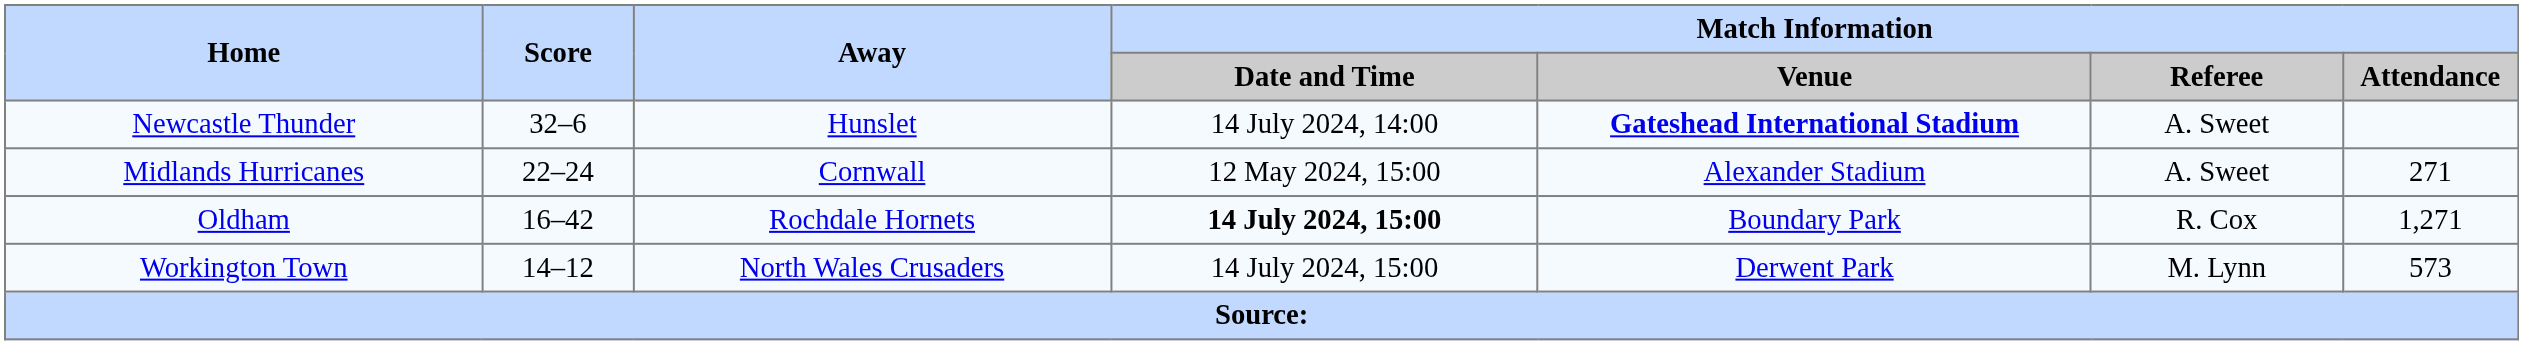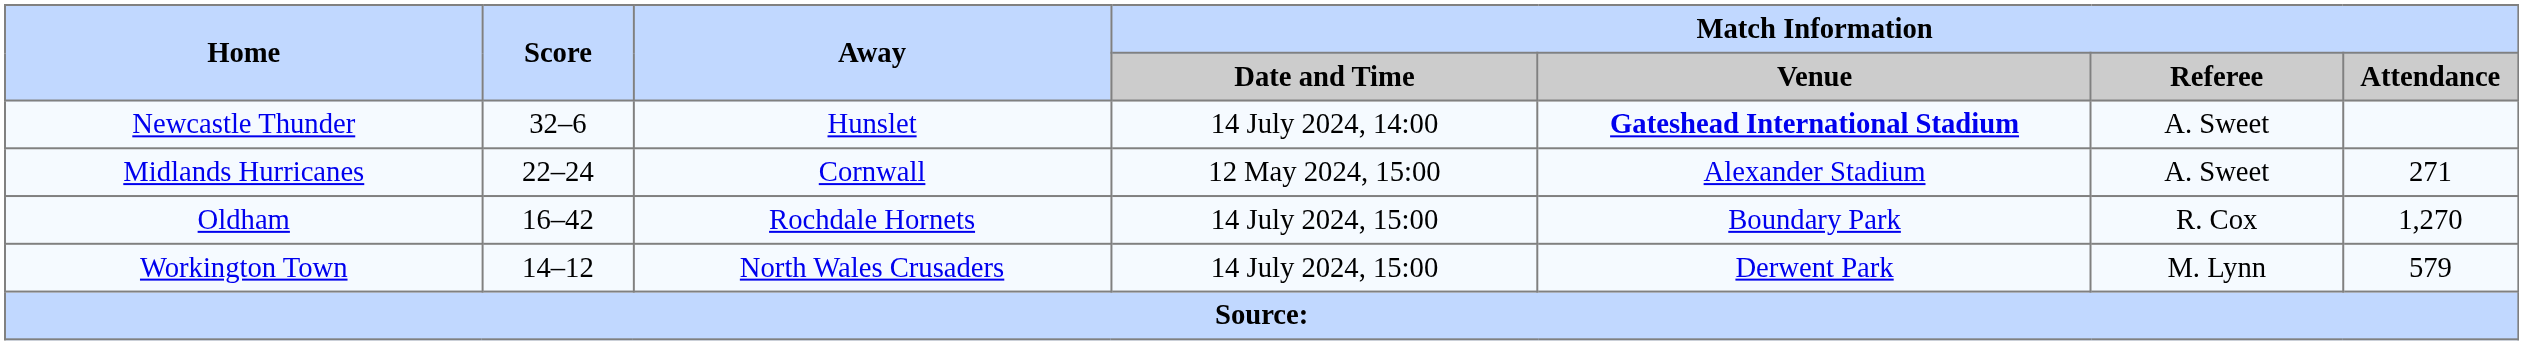(1324, 219) bold -> (1324, 219) normal
(2430, 219) 1,271 -> (2430, 219) 1,270
(2430, 267) 573 -> (2430, 267) 579
